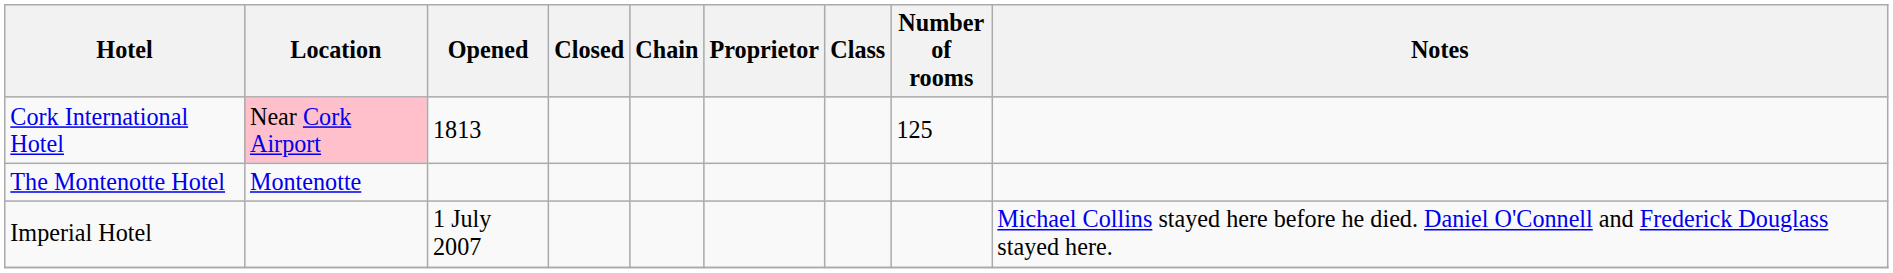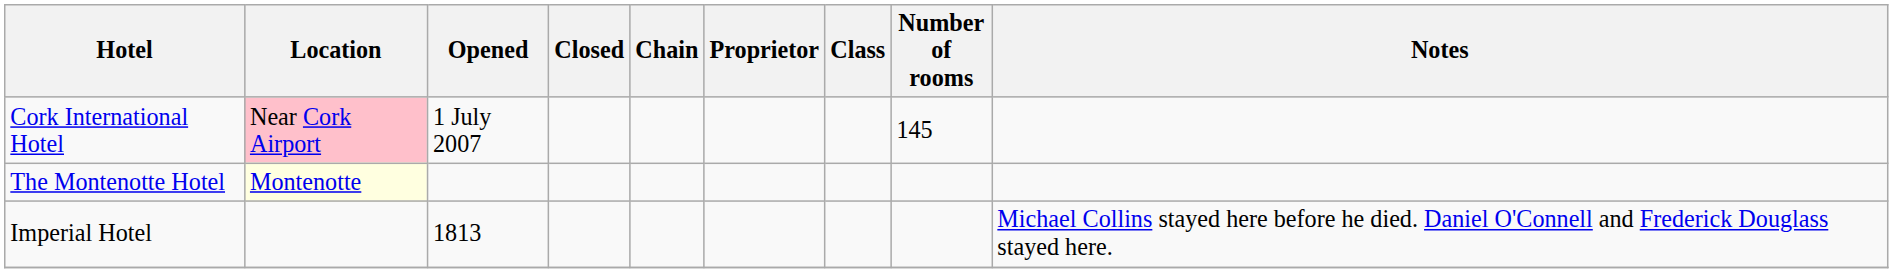(457, 129) 1813 -> (462, 129) 1 July 2007
(915, 129) 125 -> (915, 129) 145
(306, 181) no background -> (306, 181) lightyellow background
(462, 233) 1 July 2007 -> (457, 233) 1813
